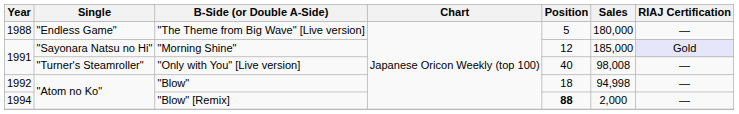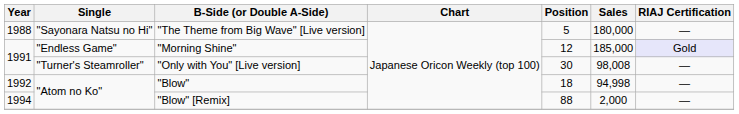(77, 30) "Endless Game" -> (94, 30) "Sayonara Natsu no Hi"
(94, 48) "Sayonara Natsu no Hi" -> (77, 48) "Endless Game"
(566, 65) 40 -> (566, 65) 30
(566, 100) bold -> (566, 100) normal
